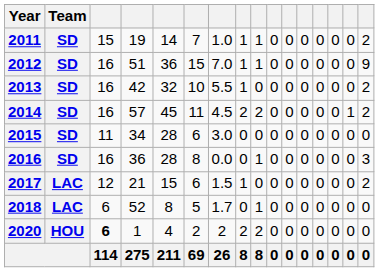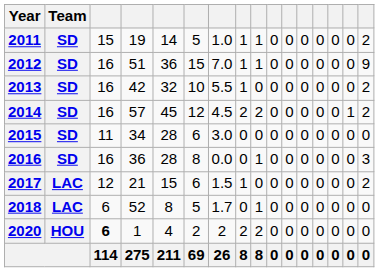(196, 40) 7 -> (196, 40) 5
(196, 111) 11 -> (196, 111) 12
